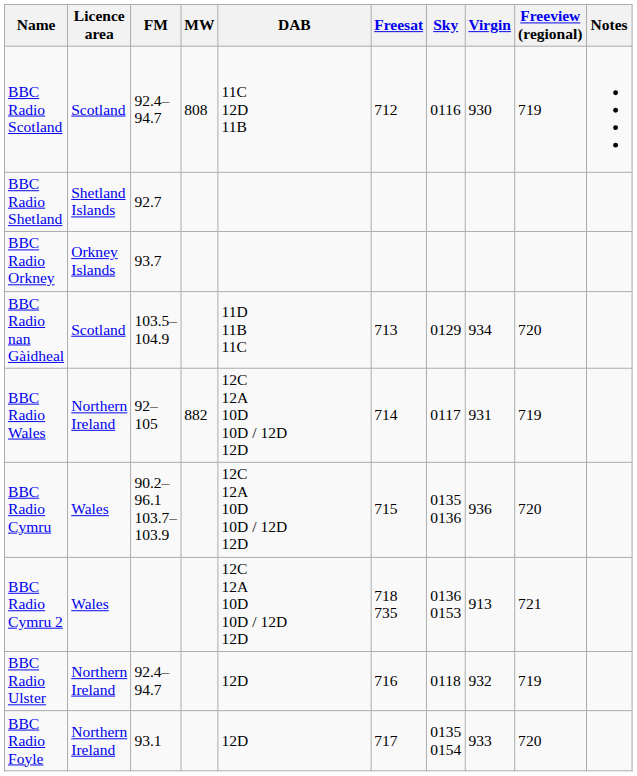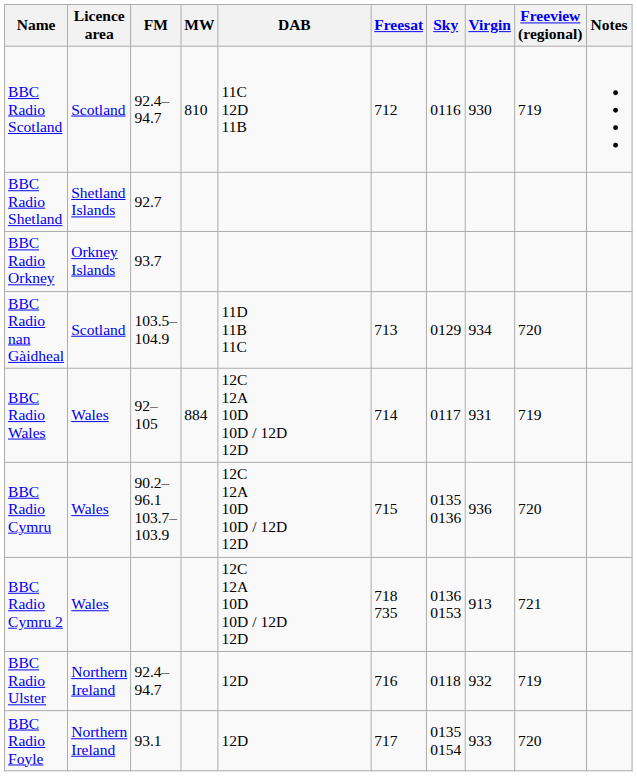(196, 109) 808 -> (196, 109) 810
(99, 415) Northern Ireland -> (90, 415) Wales
(196, 415) 882 -> (196, 415) 884
